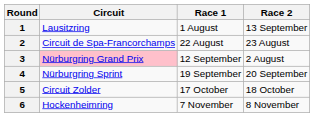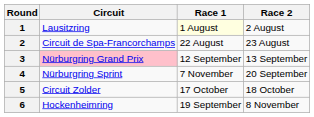(199, 27) no background -> (199, 27) lightyellow background
(277, 27) 13 September -> (265, 27) 2 August
(265, 58) 2 August -> (277, 58) 13 September
(210, 73) 19 September -> (206, 73) 7 November
(206, 104) 7 November -> (210, 104) 19 September
